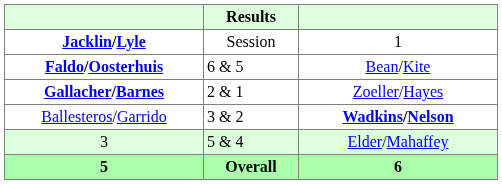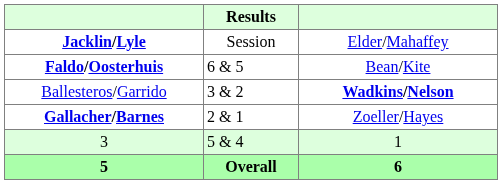(398, 42) 1 -> (398, 42) Elder/Mahaffey
rows swapped: (104, 92) <-> (104, 116)
(398, 142) Elder/Mahaffey -> (398, 142) 1
